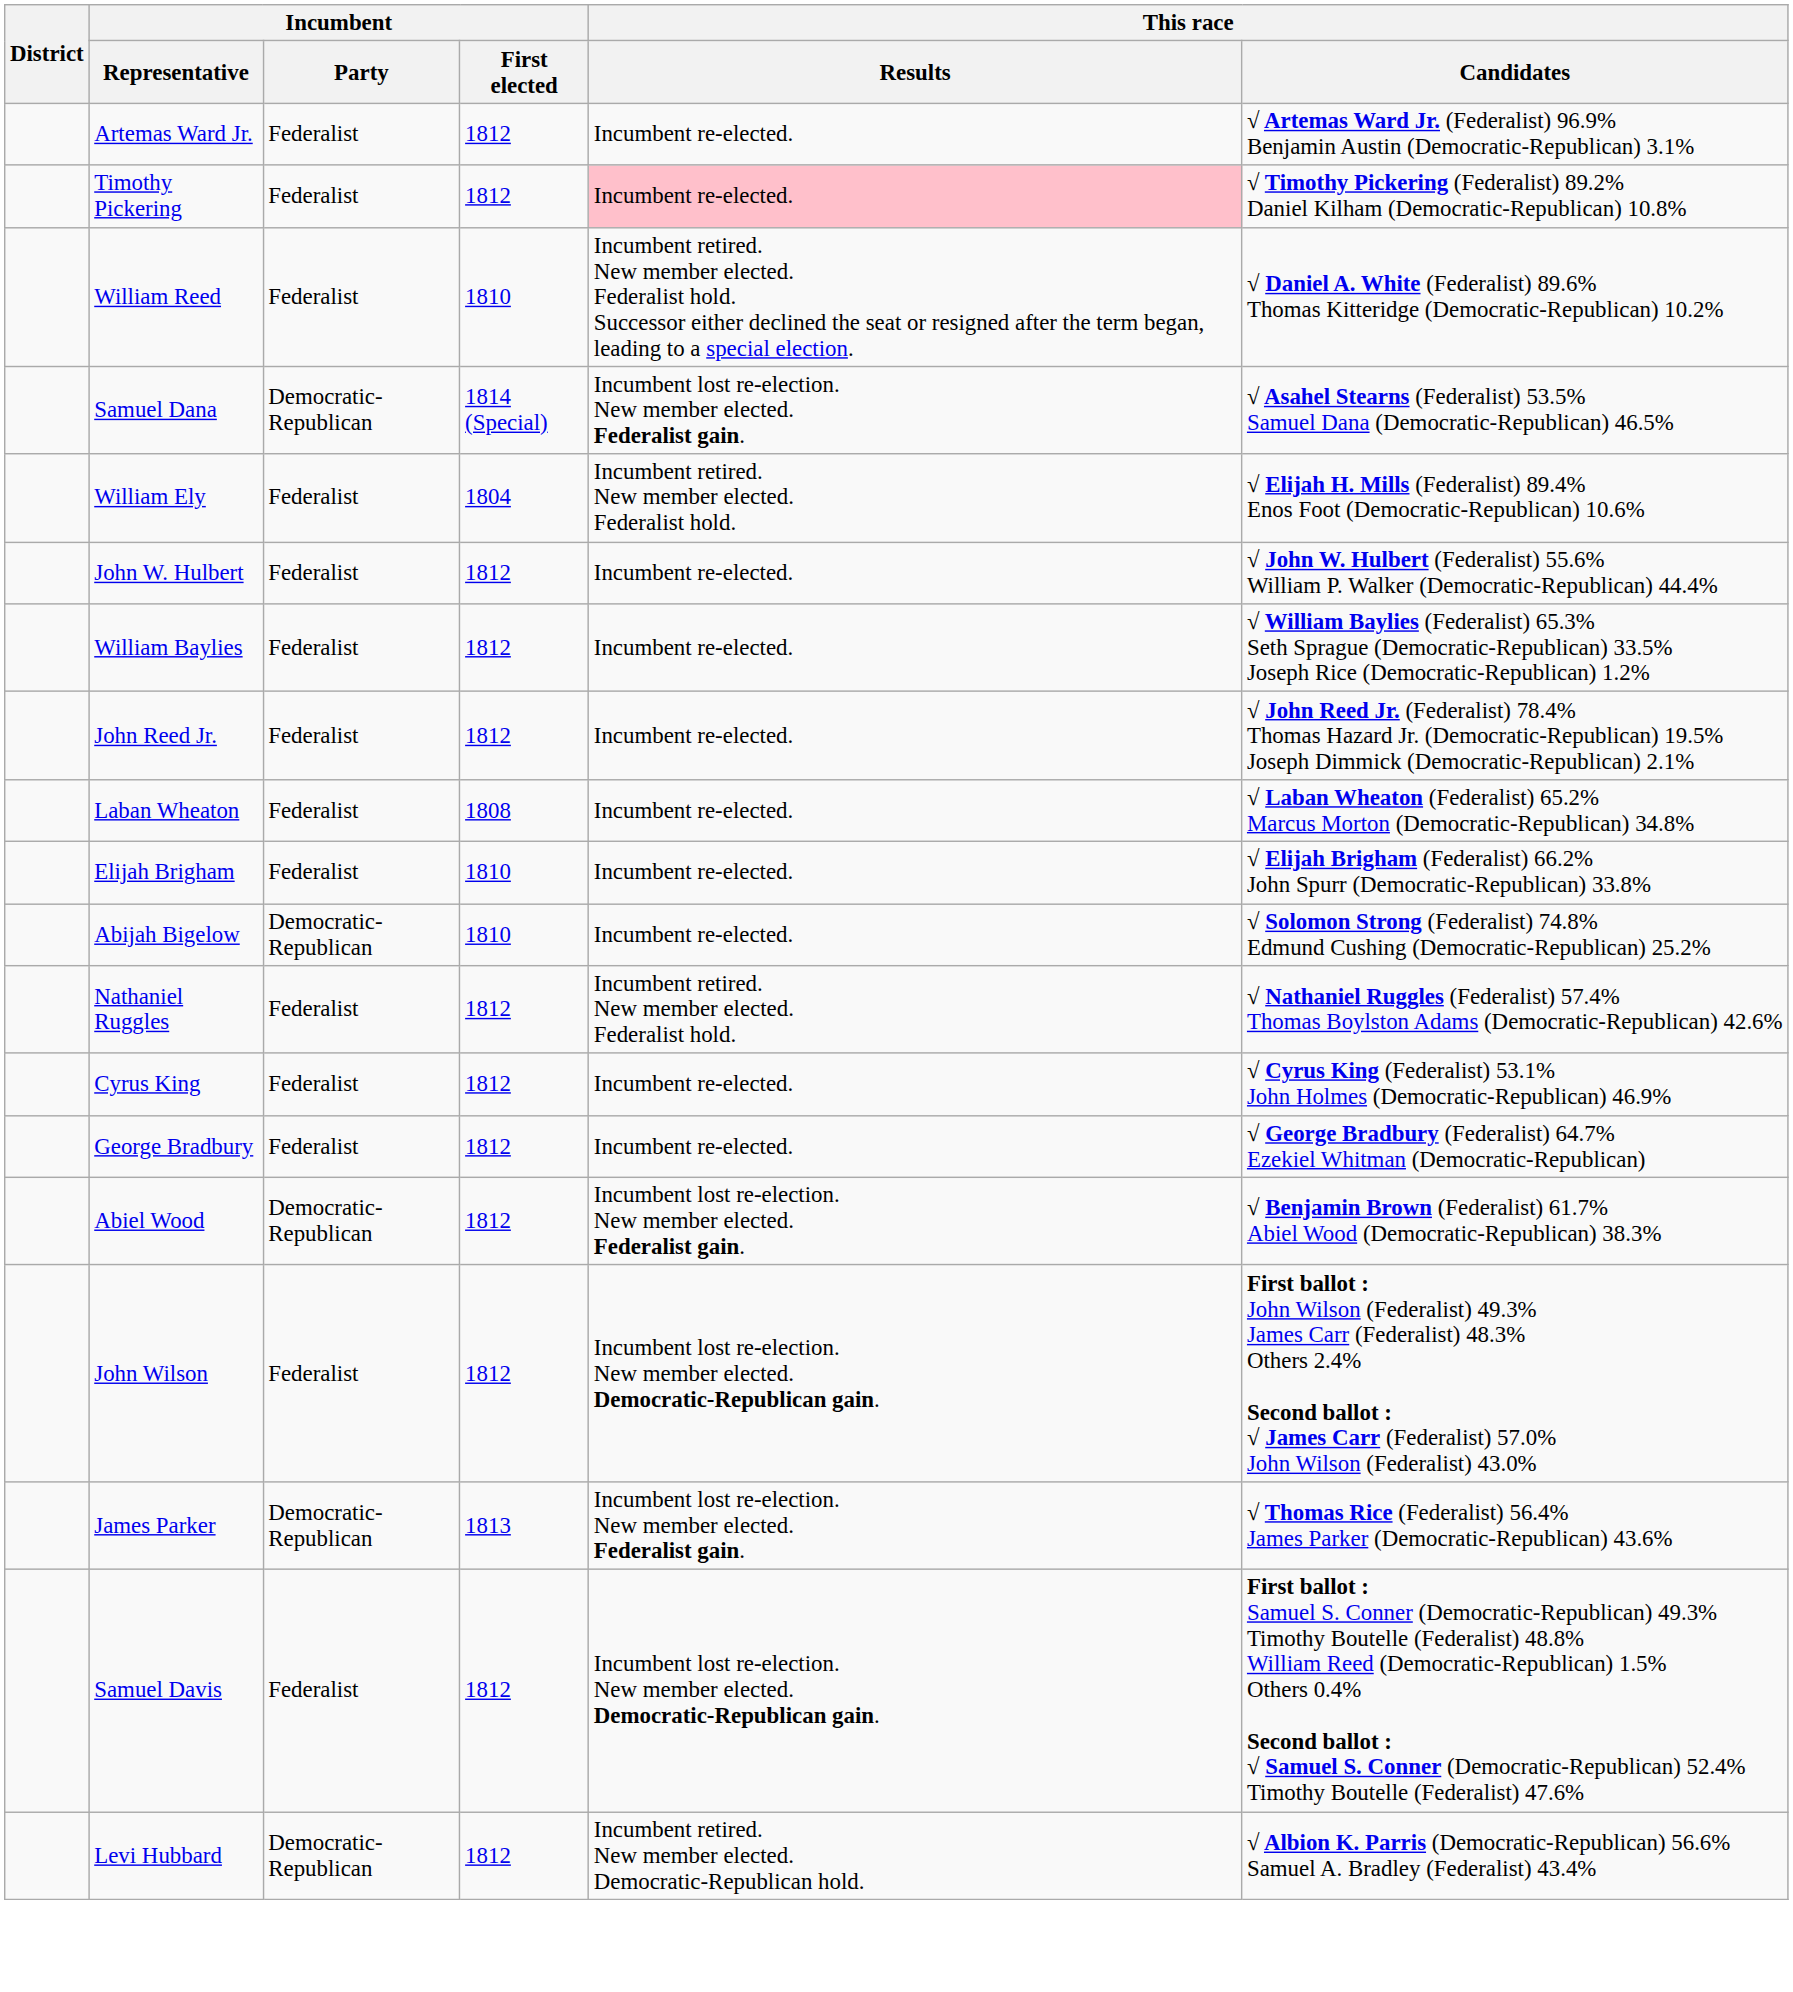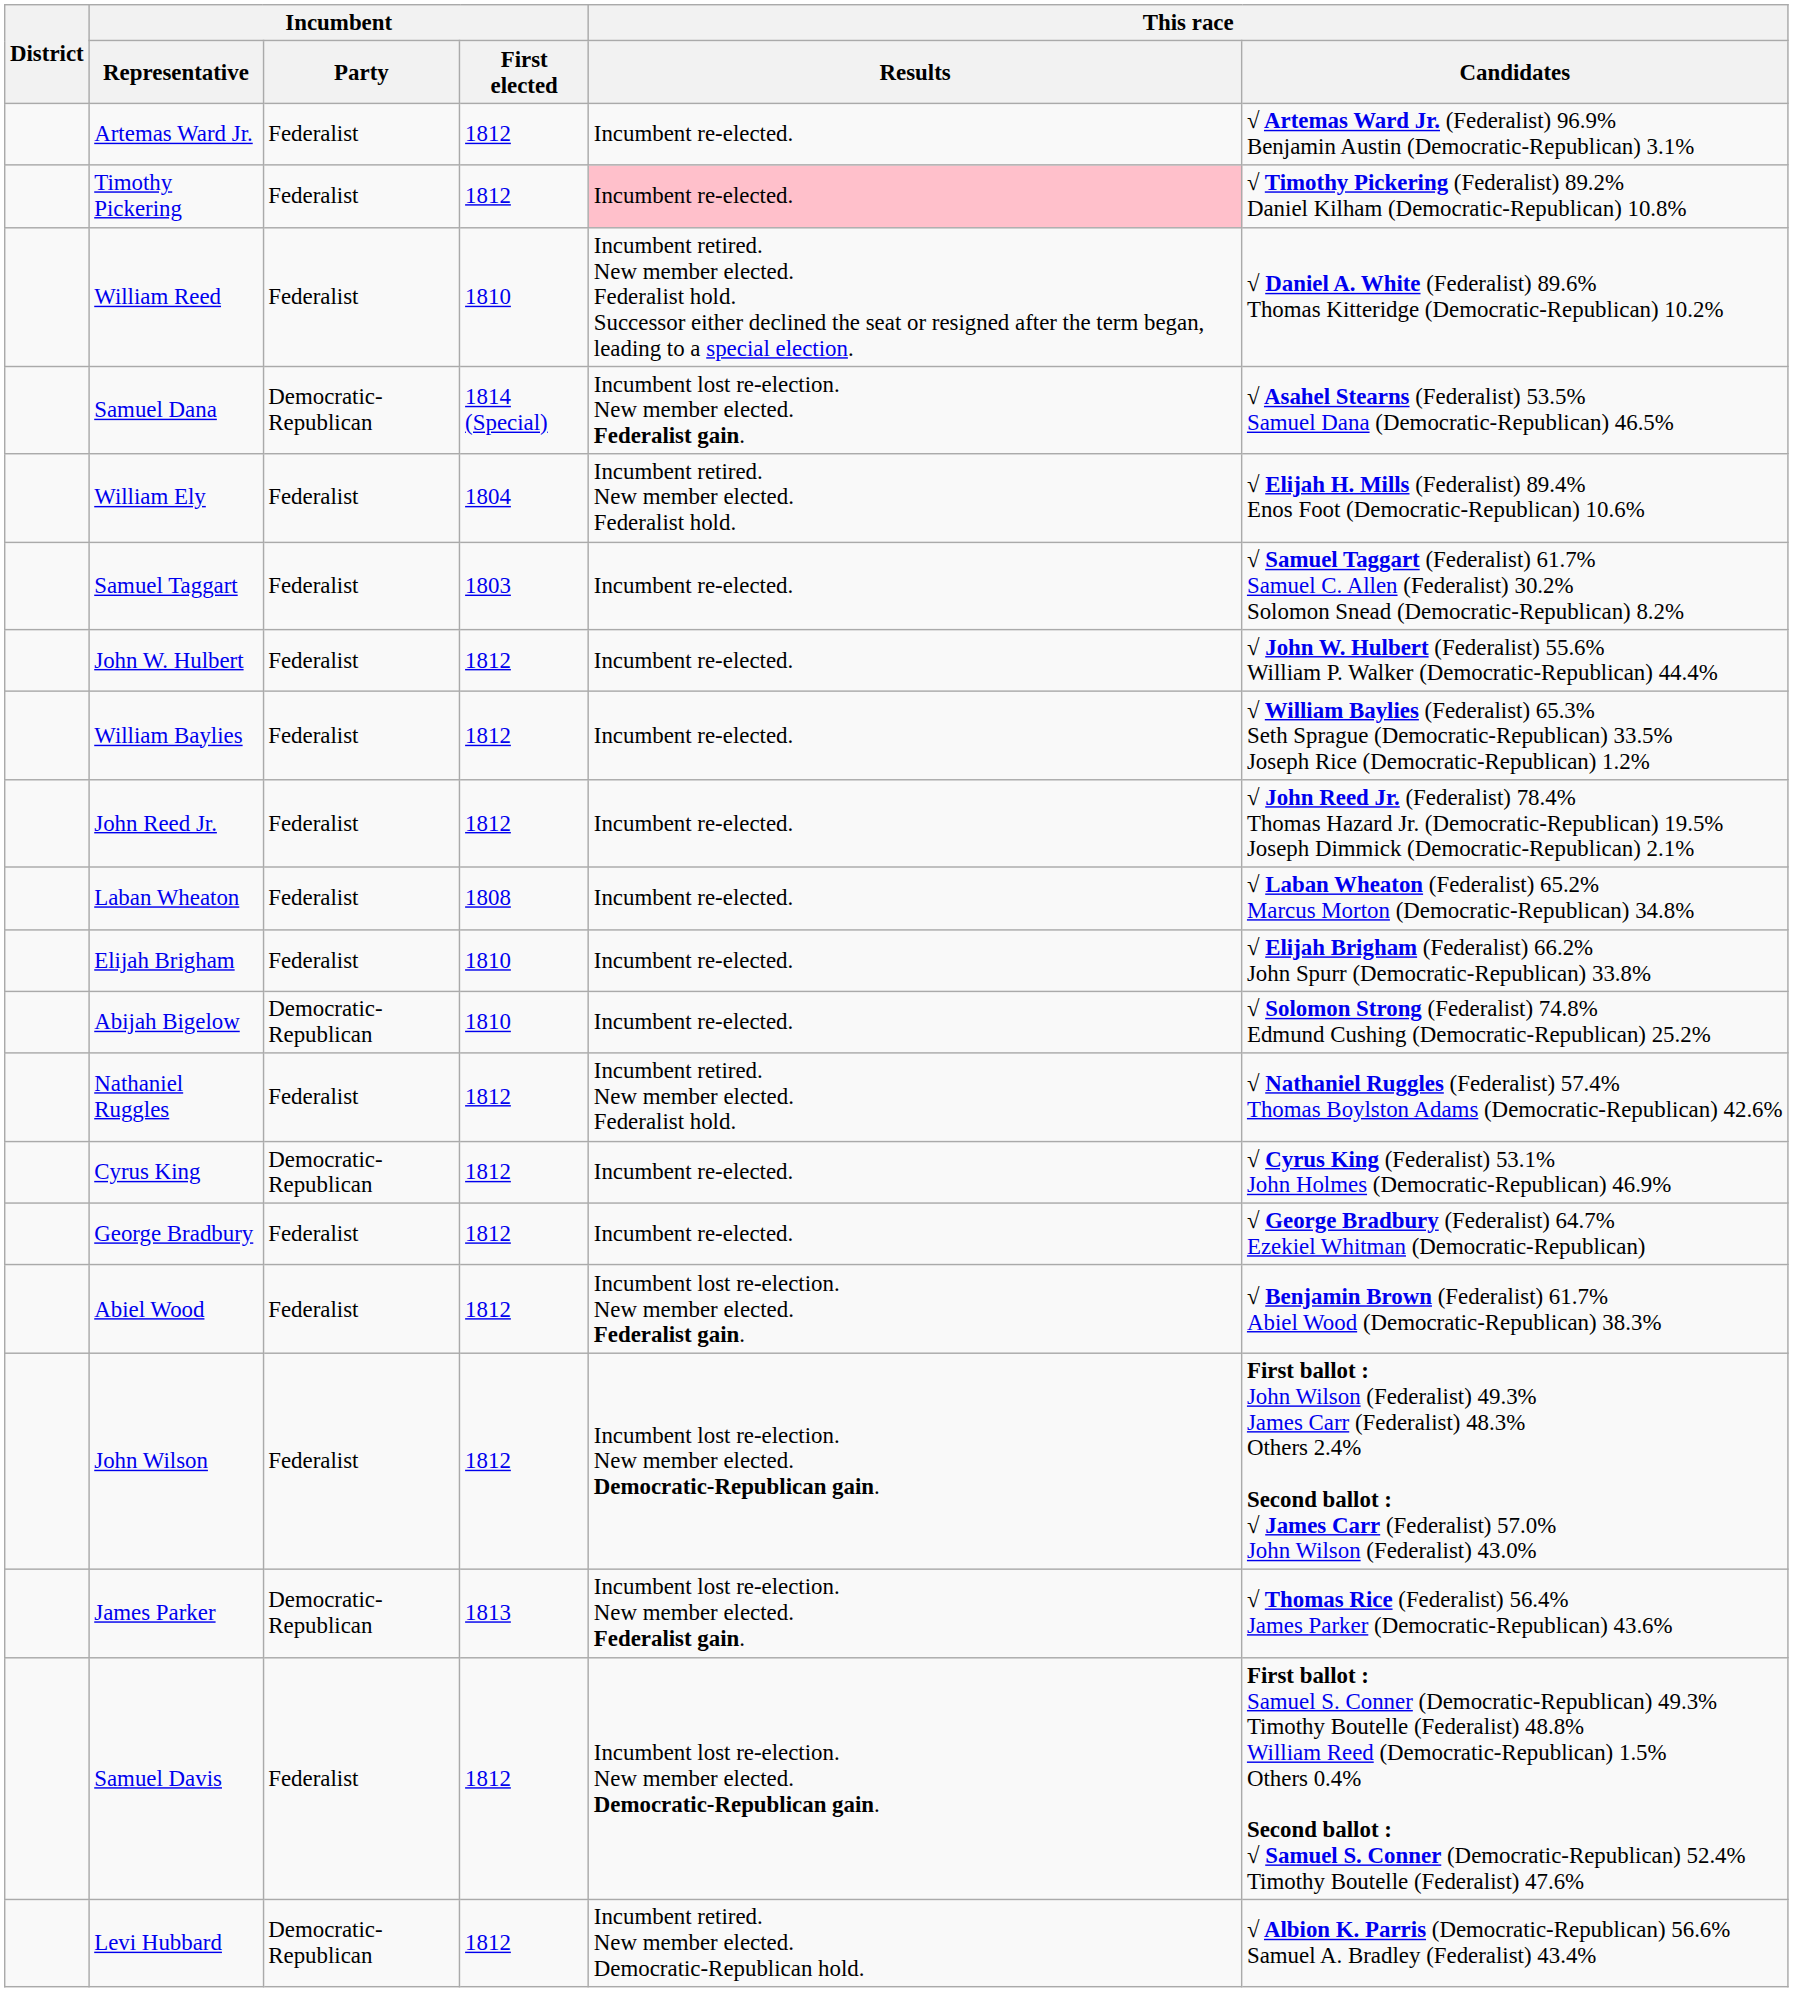+ row: (166, 585)
(313, 1084) Federalist -> (325, 1171) Democratic-Republican
(325, 1220) Democratic-Republican -> (313, 1308) Federalist
